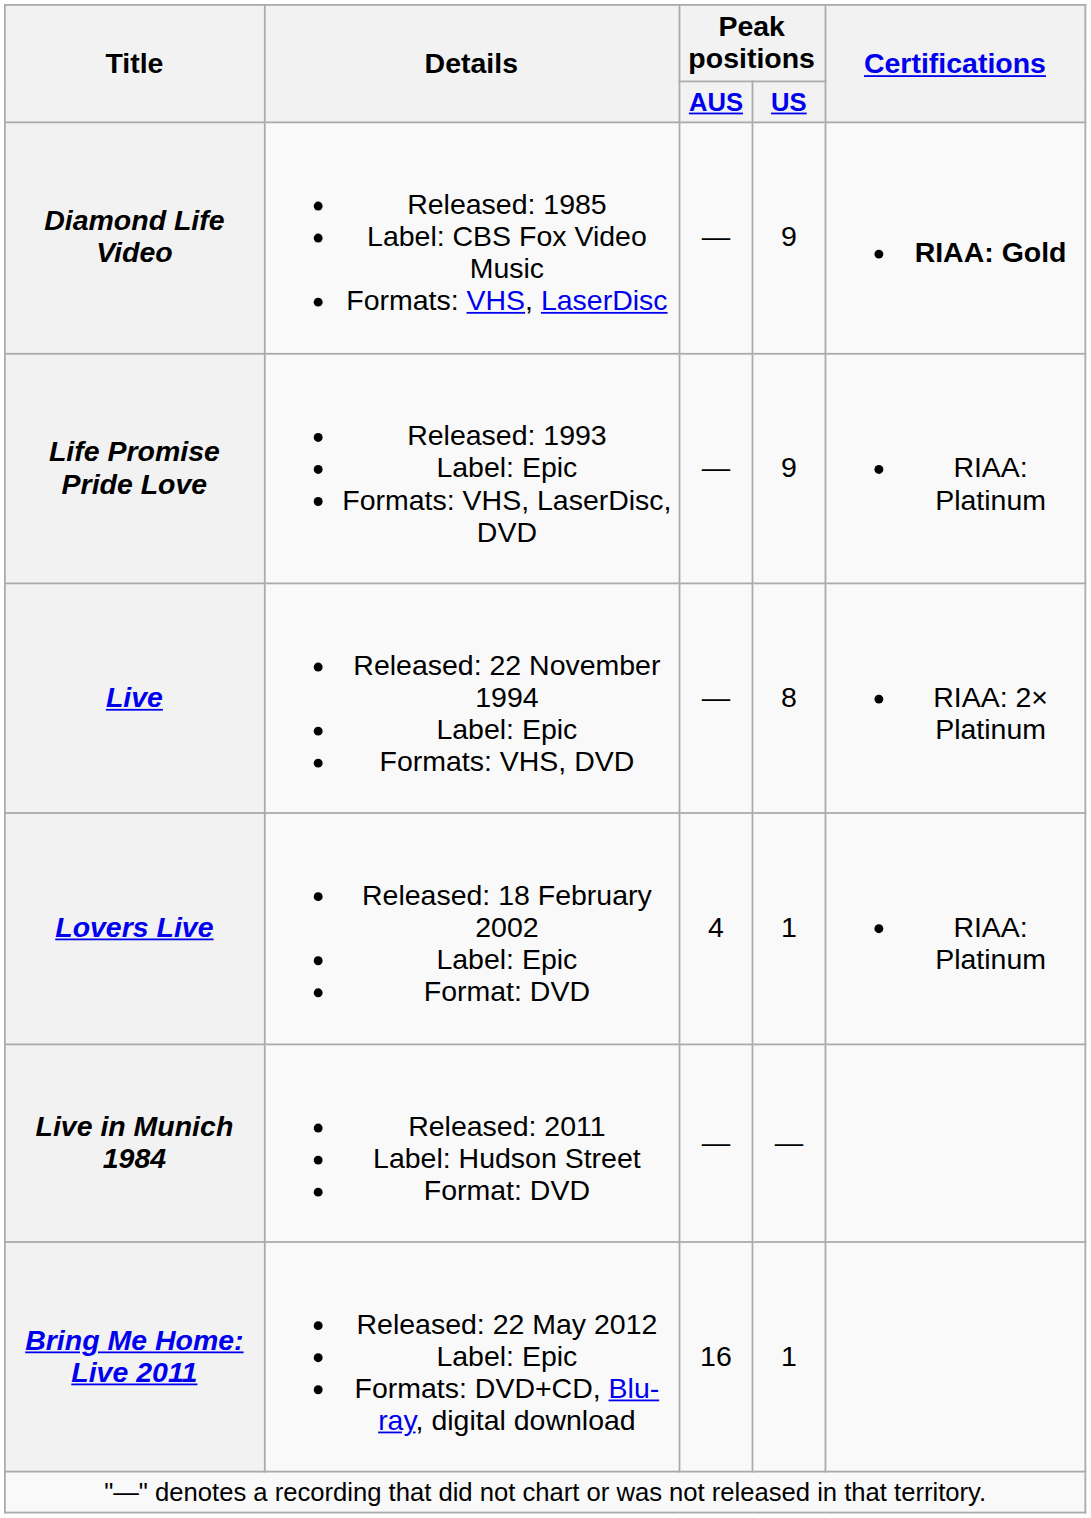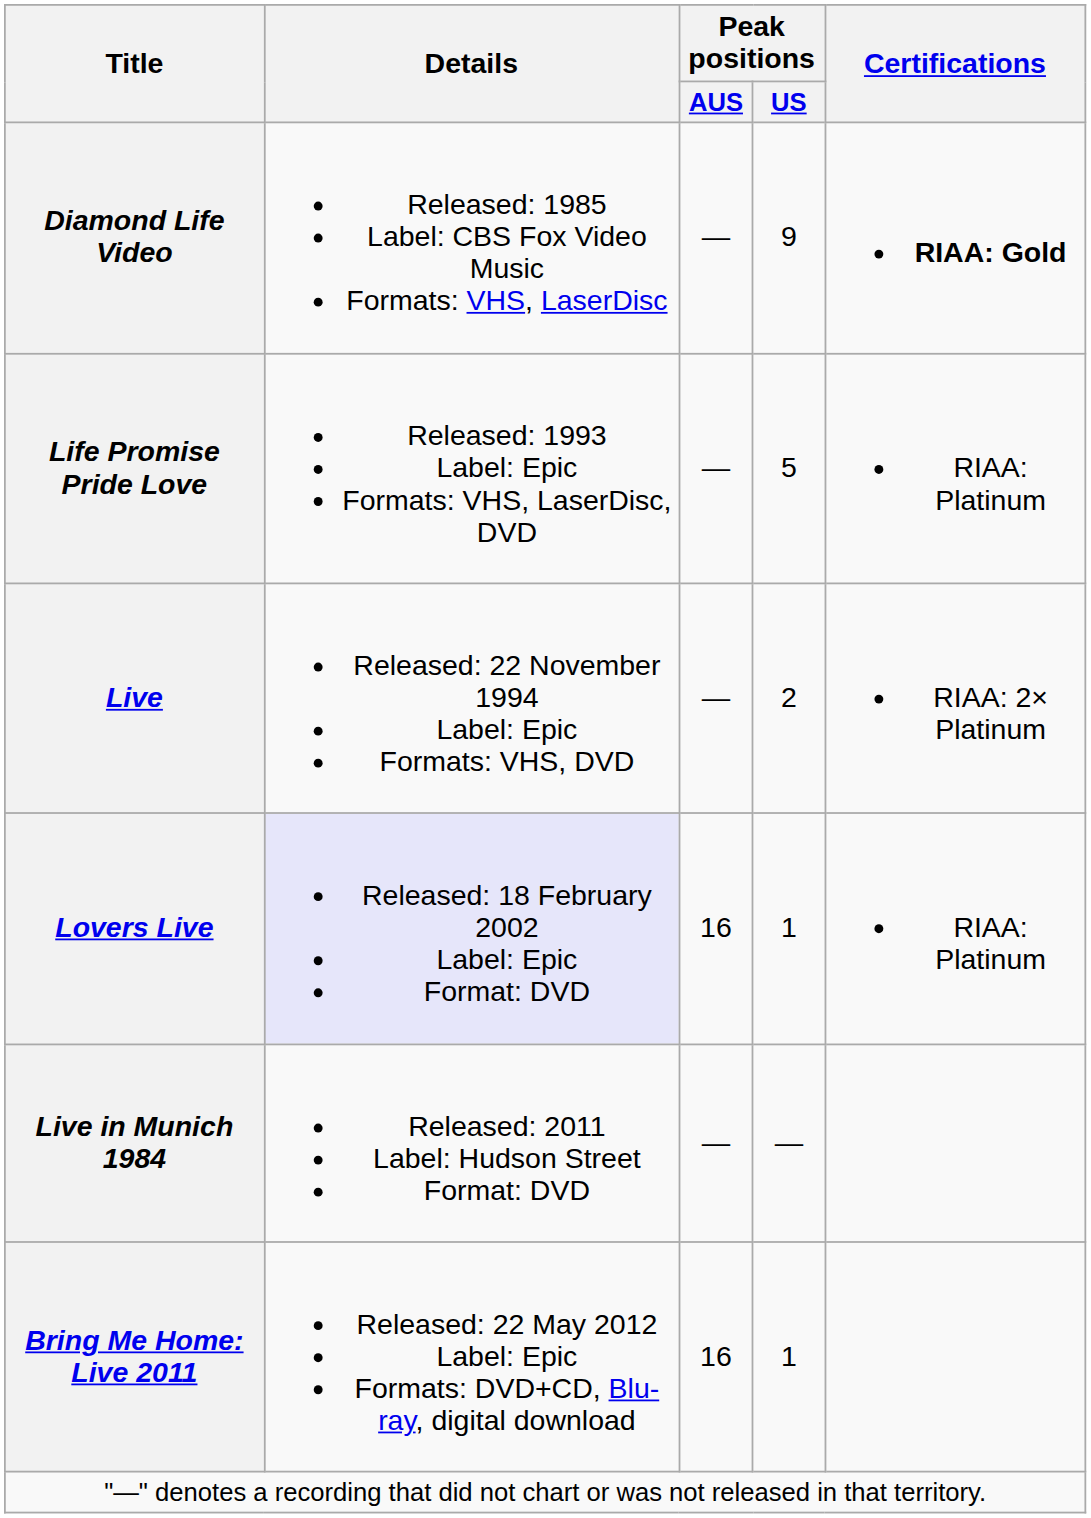(789, 467) 9 -> (789, 467) 5
(789, 697) 8 -> (789, 697) 2
(471, 945) no background -> (471, 945) lavender background
(716, 928) 4 -> (716, 928) 16
